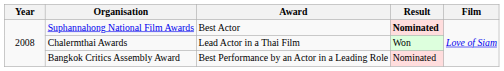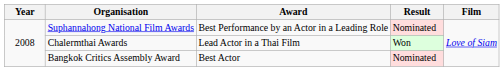(219, 27) Best Actor -> (293, 27) Best Performance by an Actor in a Leading Role
(416, 27) bold -> (414, 27) normal
(293, 58) Best Performance by an Actor in a Leading Role -> (219, 58) Best Actor
